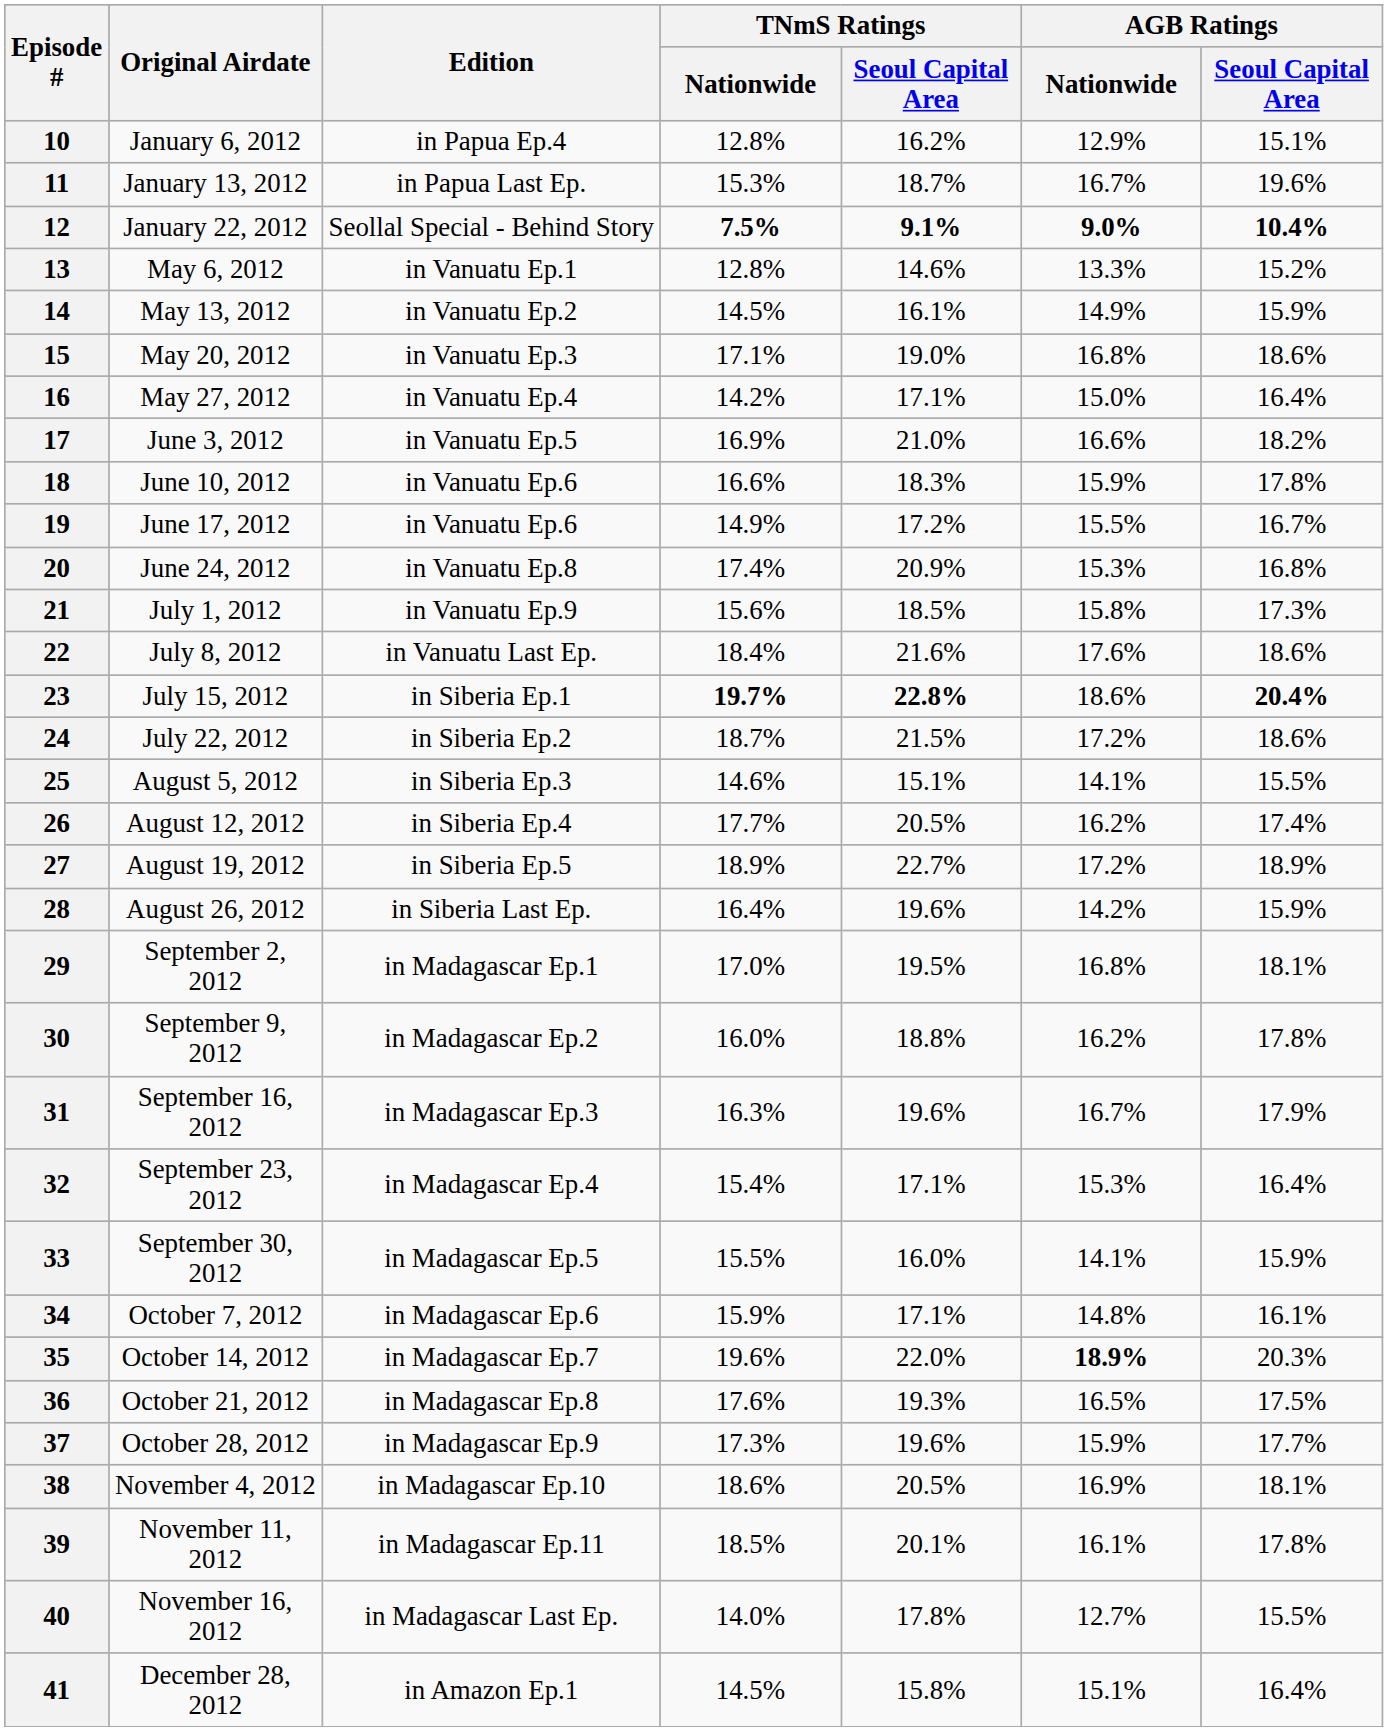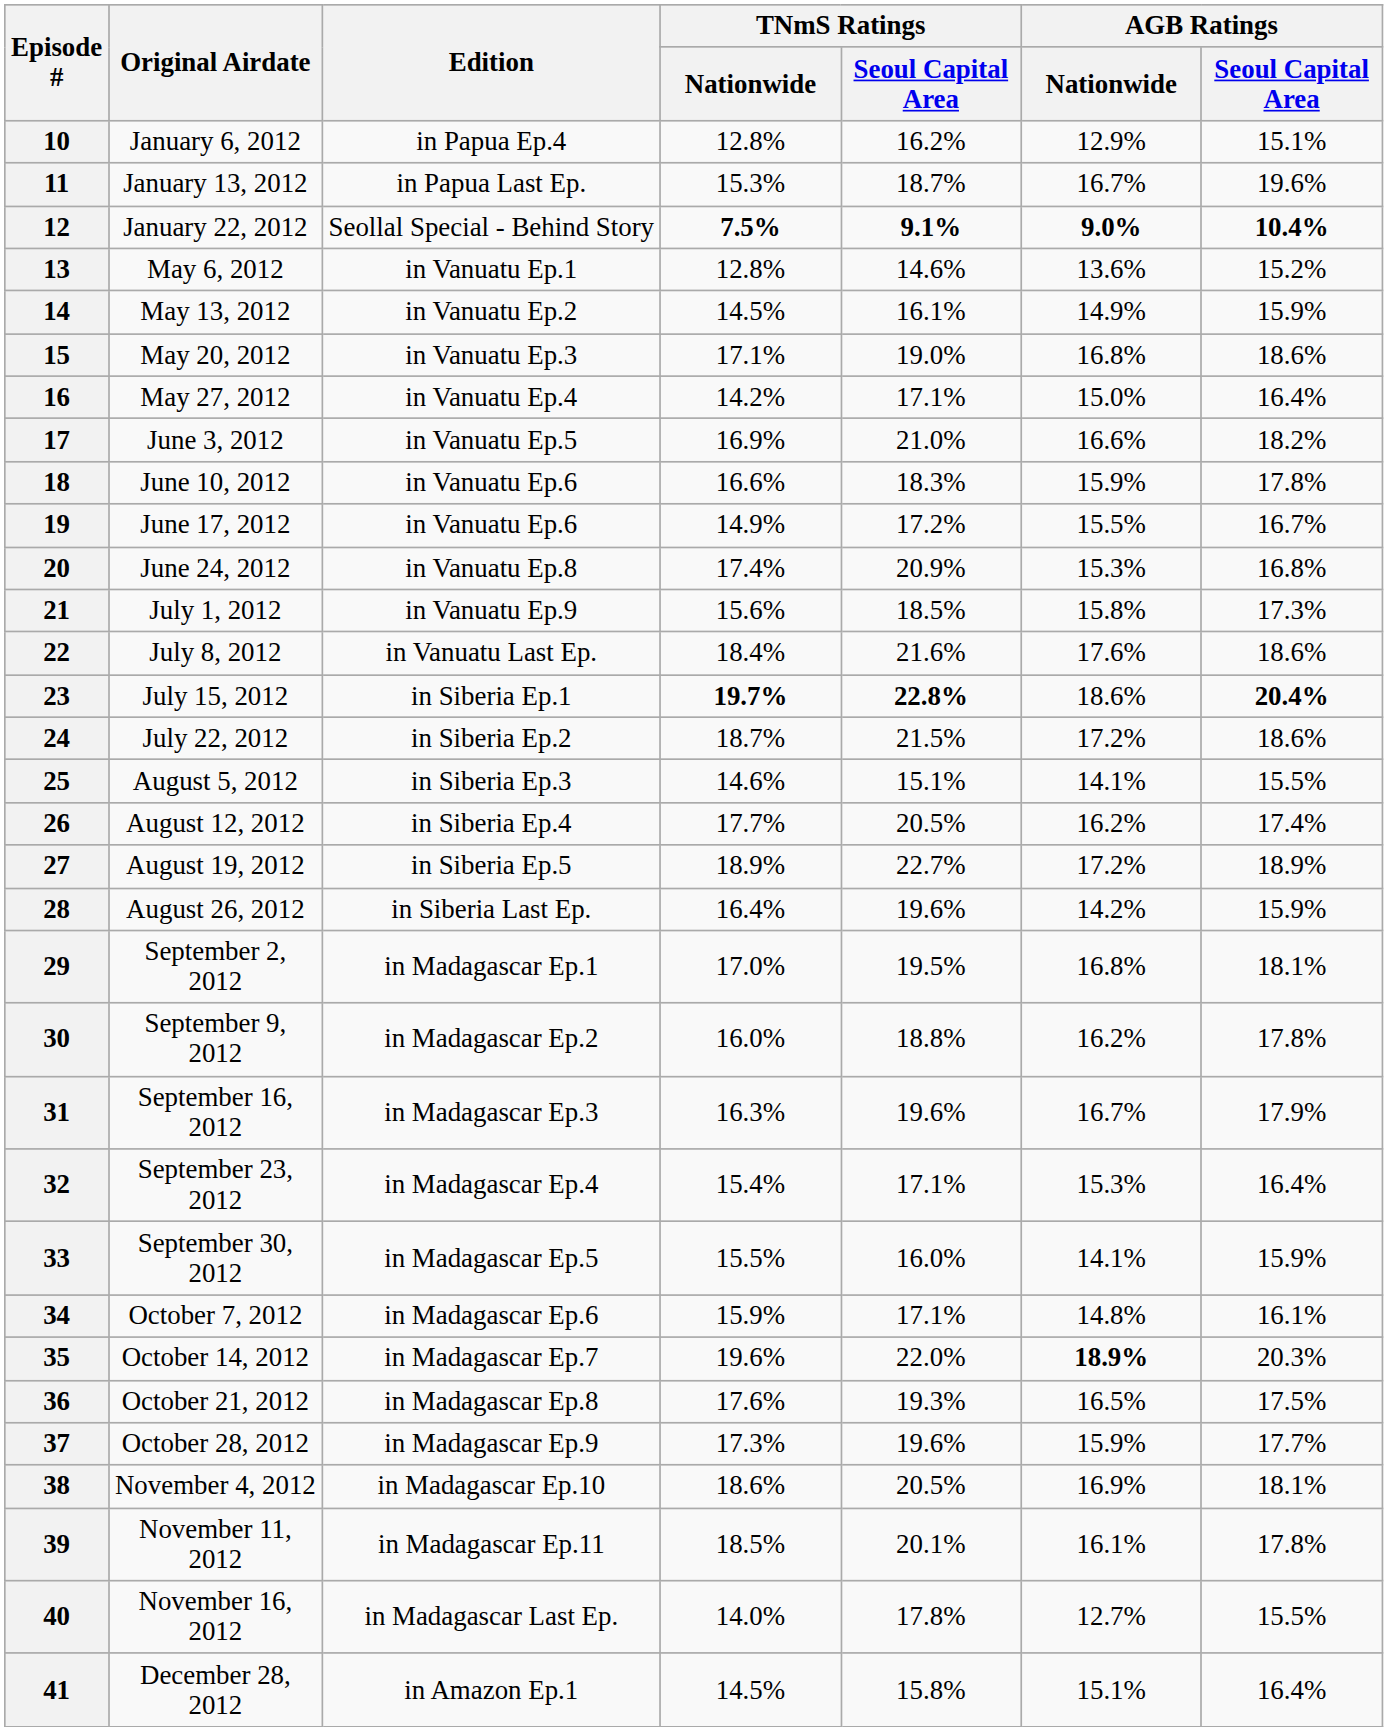(1111, 269) 13.3% -> (1111, 269) 13.6%
